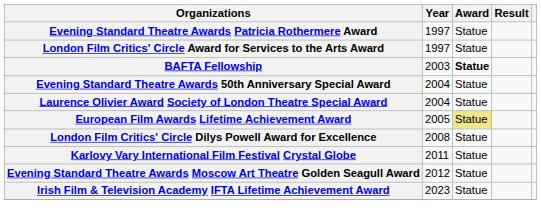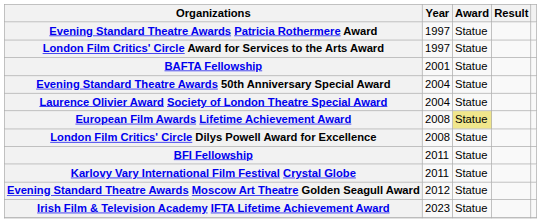(437, 66) 2003 -> (437, 66) 2001
(472, 66) bold -> (471, 66) normal
(437, 119) 2005 -> (437, 119) 2008
+ row: (213, 155)
